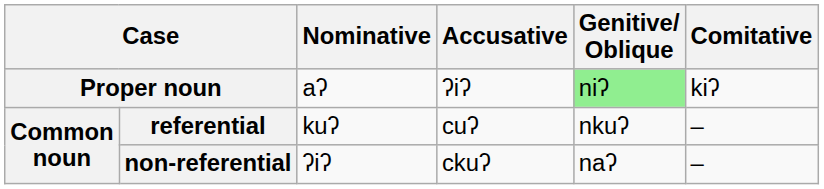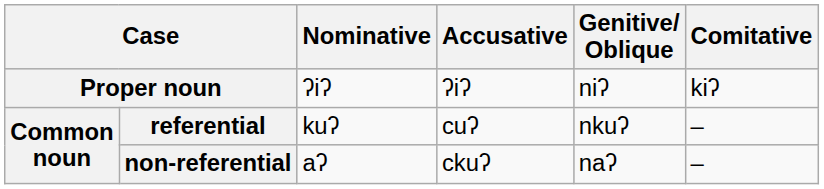(315, 88) aʔ -> (317, 88) ʔiʔ
(594, 88) lightgreen background -> (594, 88) no background
(317, 163) ʔiʔ -> (315, 163) aʔ
